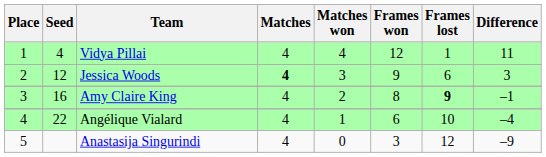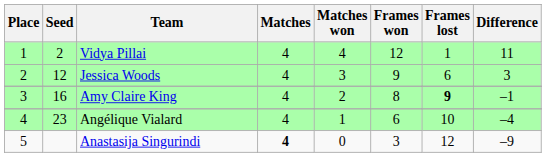(60, 53) 4 -> (60, 53) 2
(286, 75) bold -> (286, 75) normal
(60, 119) 22 -> (60, 119) 23
(286, 141) normal -> (286, 141) bold
